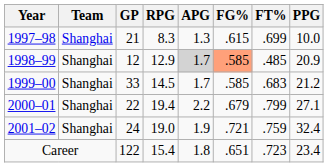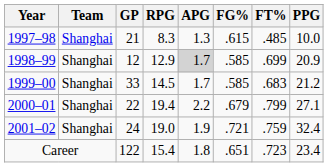(275, 38) .699 -> (275, 38) .485
(237, 61) lightsalmon background -> (237, 61) no background
(275, 61) .485 -> (275, 61) .699
